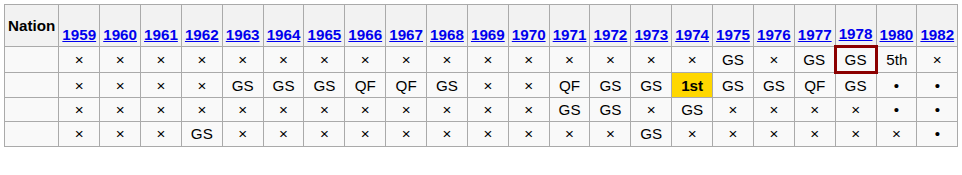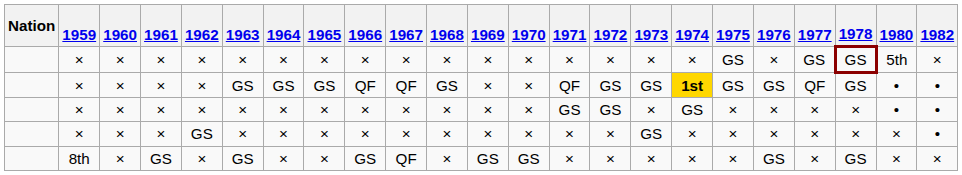+ row: (79, 158)
